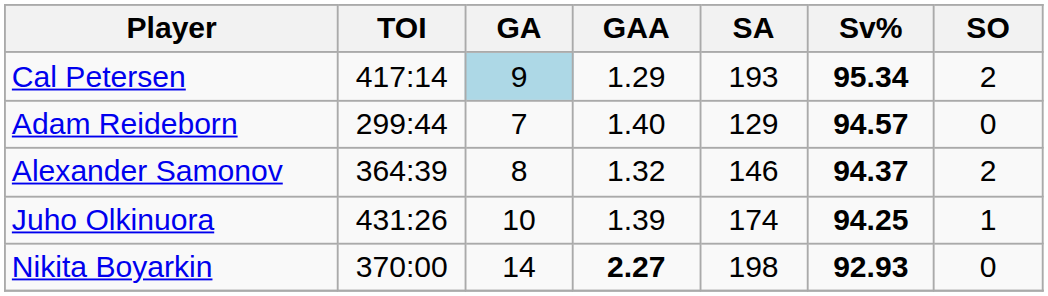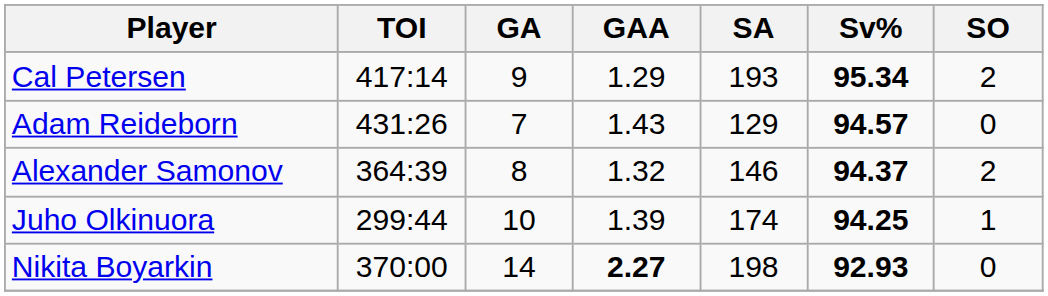(519, 76) lightblue background -> (519, 76) no background
(402, 123) 299:44 -> (402, 123) 431:26
(636, 123) 1.40 -> (636, 123) 1.43
(402, 219) 431:26 -> (402, 219) 299:44
